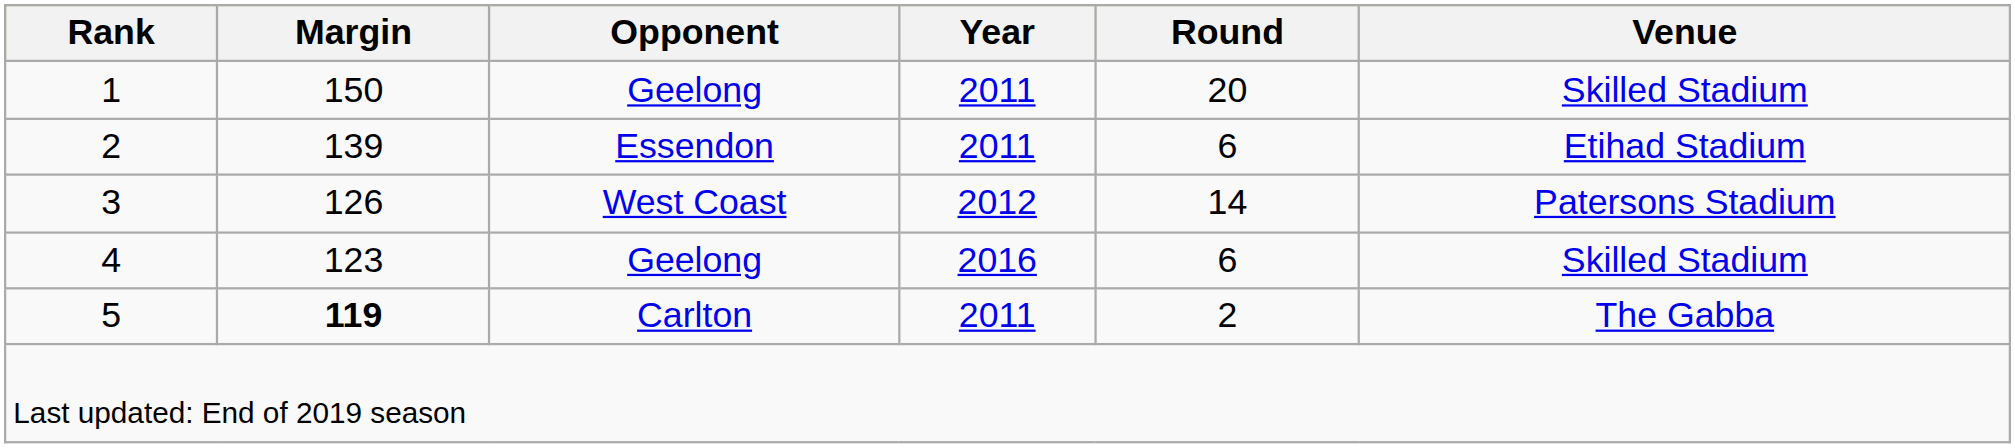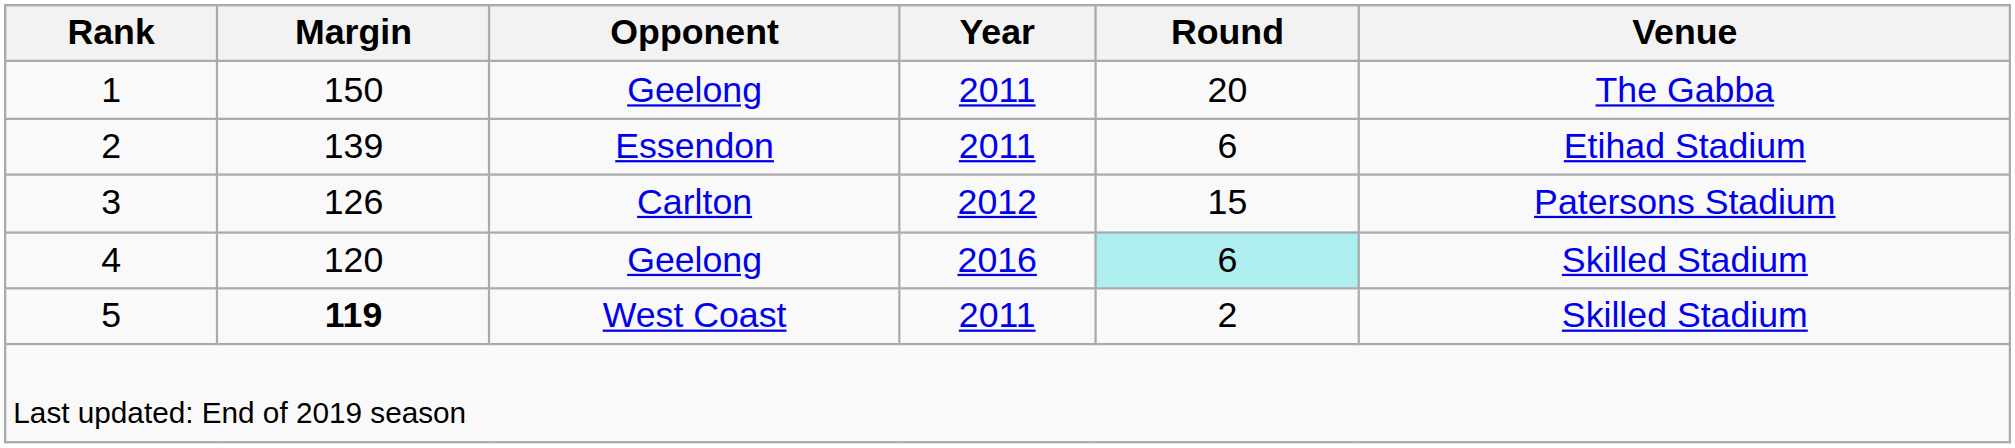(1685, 89) Skilled Stadium -> (1685, 89) The Gabba
(695, 202) West Coast -> (695, 202) Carlton
(1227, 202) 14 -> (1227, 202) 15
(354, 259) 123 -> (354, 259) 120
(1227, 259) no background -> (1227, 259) paleturquoise background
(695, 315) Carlton -> (695, 315) West Coast
(1685, 315) The Gabba -> (1685, 315) Skilled Stadium
